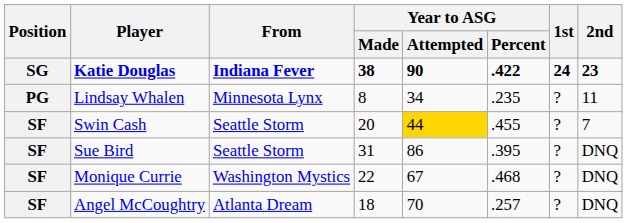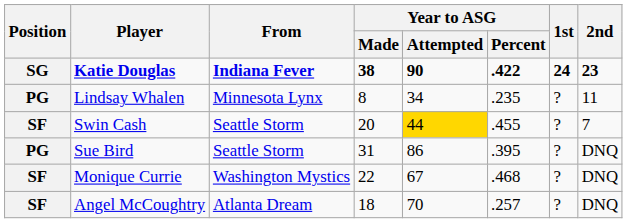(37, 151) SF -> (37, 151) PG
